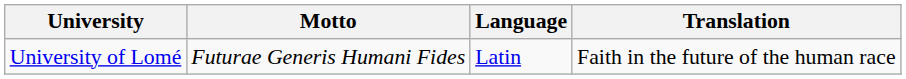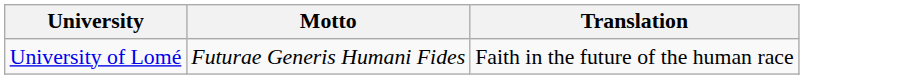- column: (521, 21)
